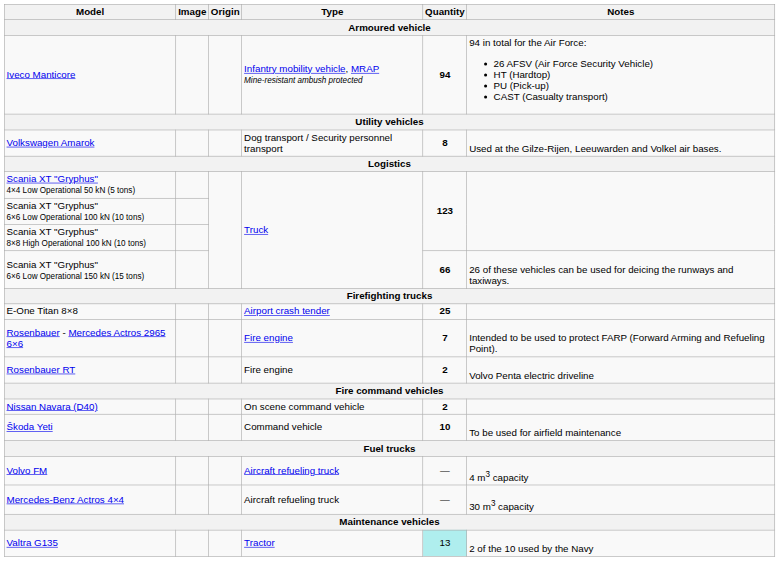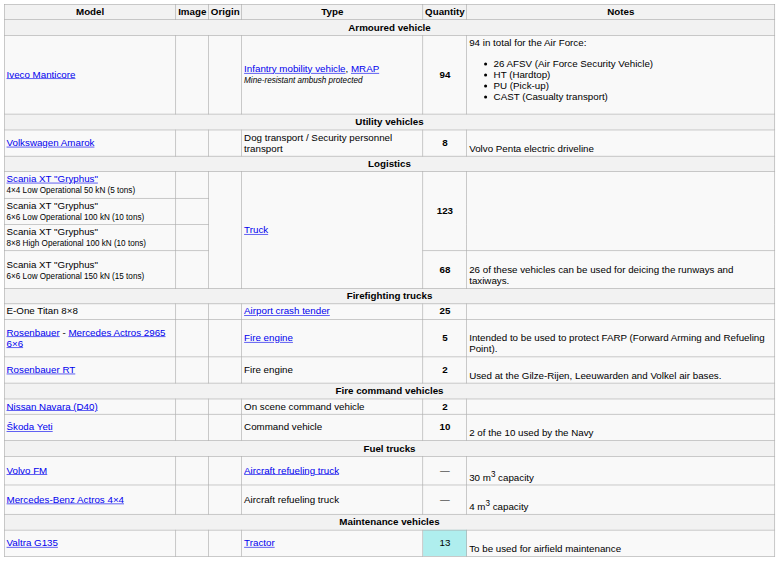(595, 148) Used at the Gilze-Rijen, Leeuwarden and Volkel air bases. -> (532, 148) Volvo Penta electric driveline
(445, 269) 66 -> (445, 269) 68
(445, 338) 7 -> (445, 338) 5
(532, 375) Volvo Penta electric driveline -> (595, 375) Used at the Gilze-Rijen, Leeuwarden and Volkel air bases.
(545, 433) To be used for airfield maintenance -> (531, 433) 2 of the 10 used by the Navy
(499, 476) 4 m3 capacity -> (502, 476) 30 m3 capacity
(502, 505) 30 m3 capacity -> (499, 505) 4 m3 capacity
(531, 548) 2 of the 10 used by the Navy -> (545, 548) To be used for airfield maintenance
